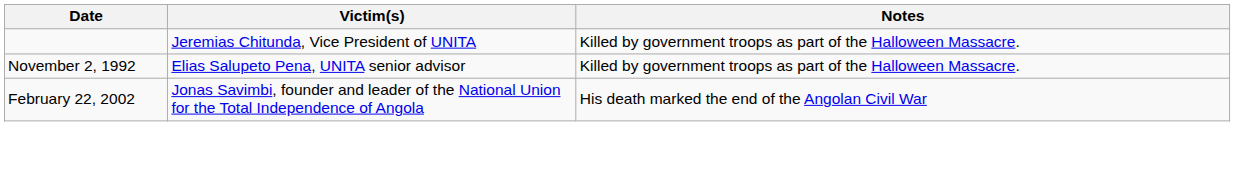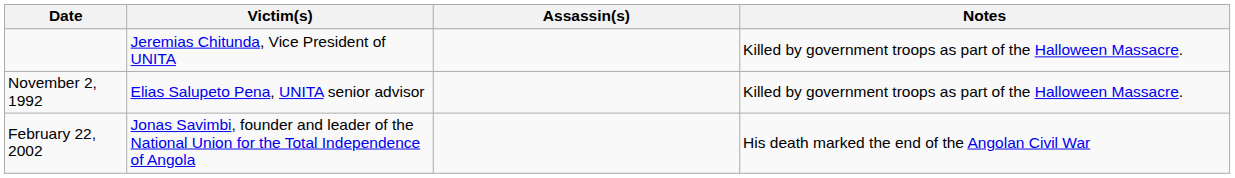+ column: (586, 16)
